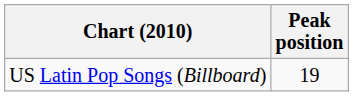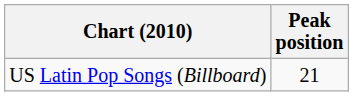(309, 74) 19 -> (309, 74) 21
